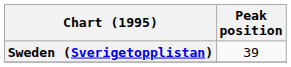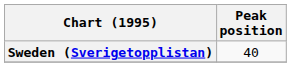(251, 52) 39 -> (251, 52) 40
